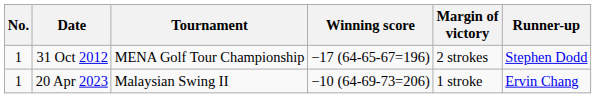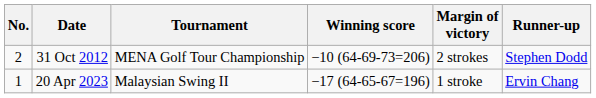(18, 57) 1 -> (18, 57) 2
(370, 57) −17 (64-65-67=196) -> (370, 57) −10 (64-69-73=206)
(370, 81) −10 (64-69-73=206) -> (370, 81) −17 (64-65-67=196)
